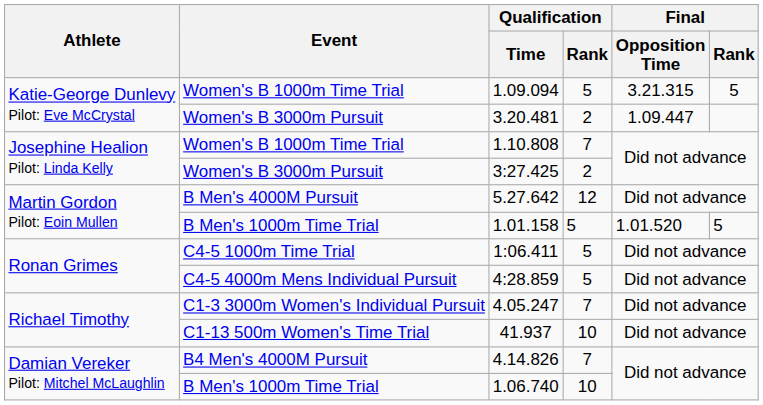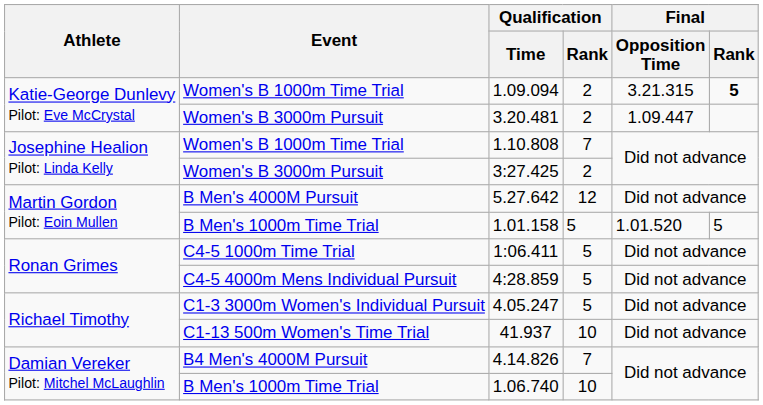(587, 90) 5 -> (587, 90) 2
(734, 90) normal -> (734, 90) bold
(587, 306) 7 -> (587, 306) 5
